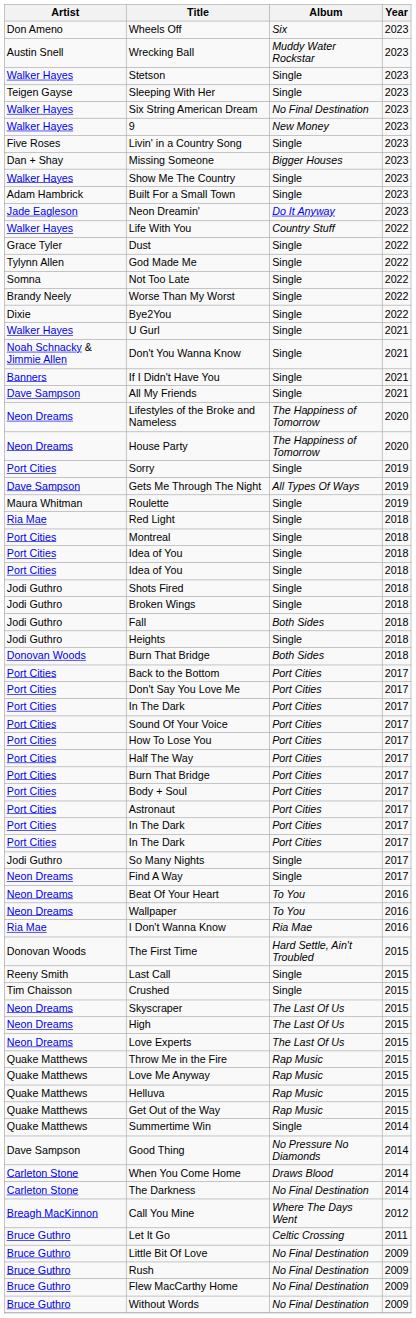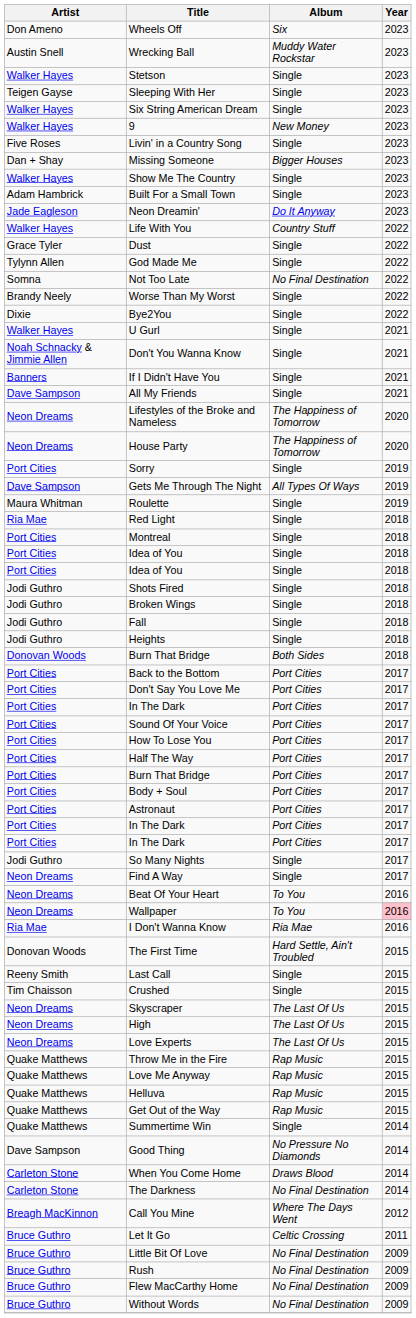(320, 110) No Final Destination -> (287, 110) Single
(287, 280) Single -> (320, 280) No Final Destination
(298, 622) Both Sides -> (287, 622) Single
(397, 911) no background -> (397, 911) pink background
